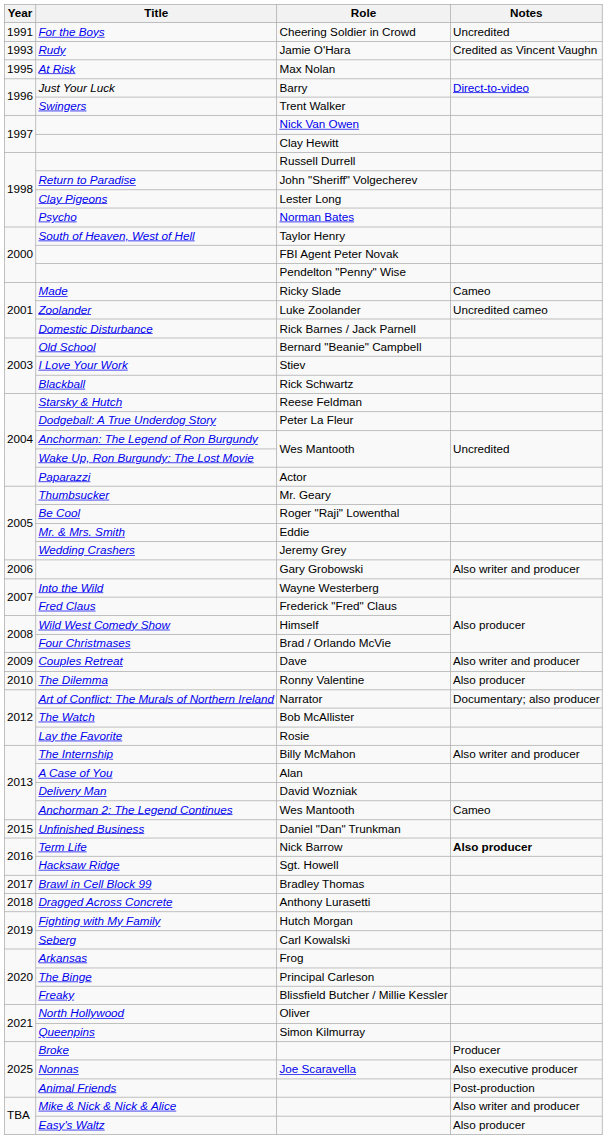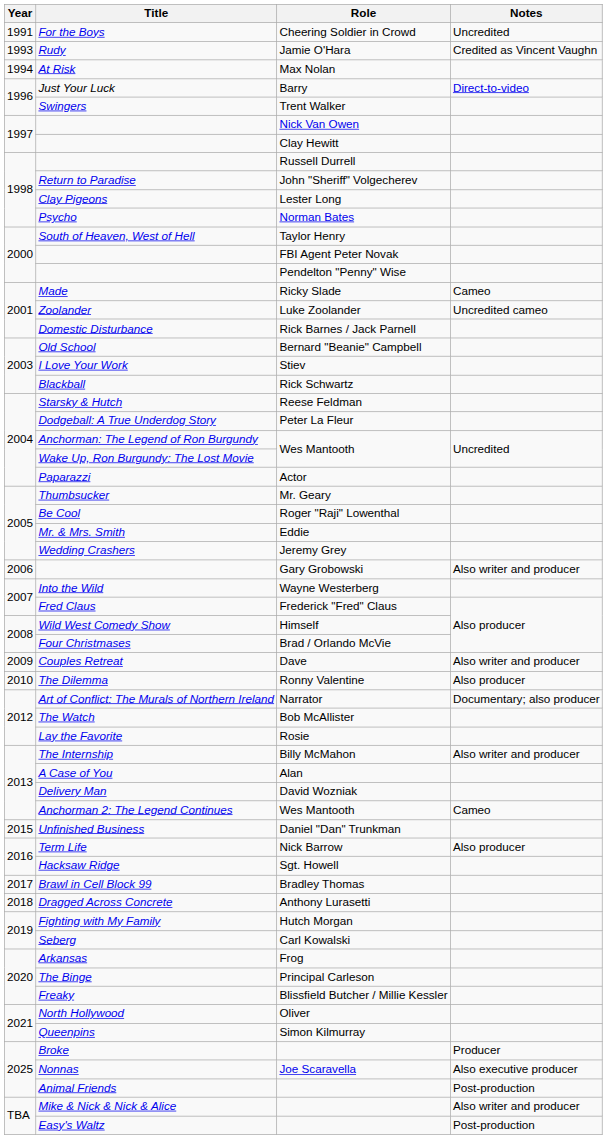(20, 69) 1995 -> (20, 69) 1994
(493, 847) bold -> (489, 847) normal
(489, 1125) Also producer -> (494, 1125) Post-production
